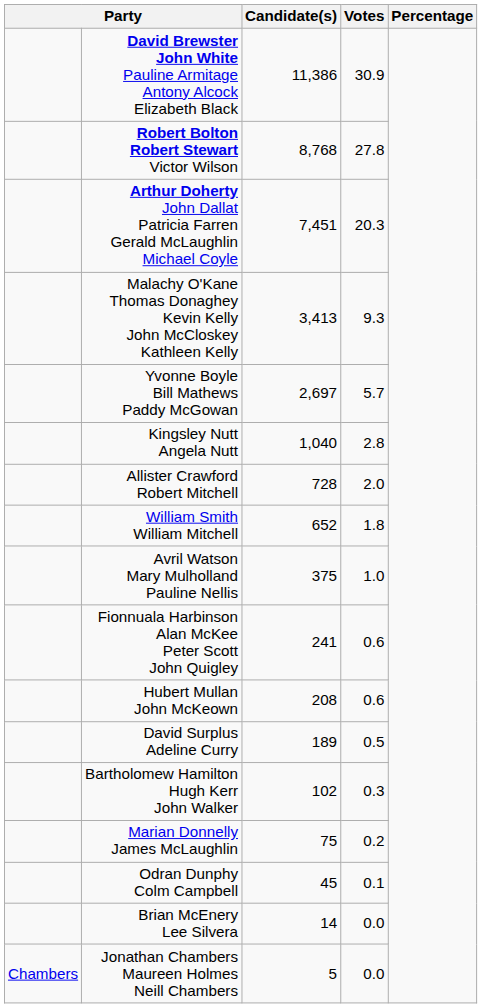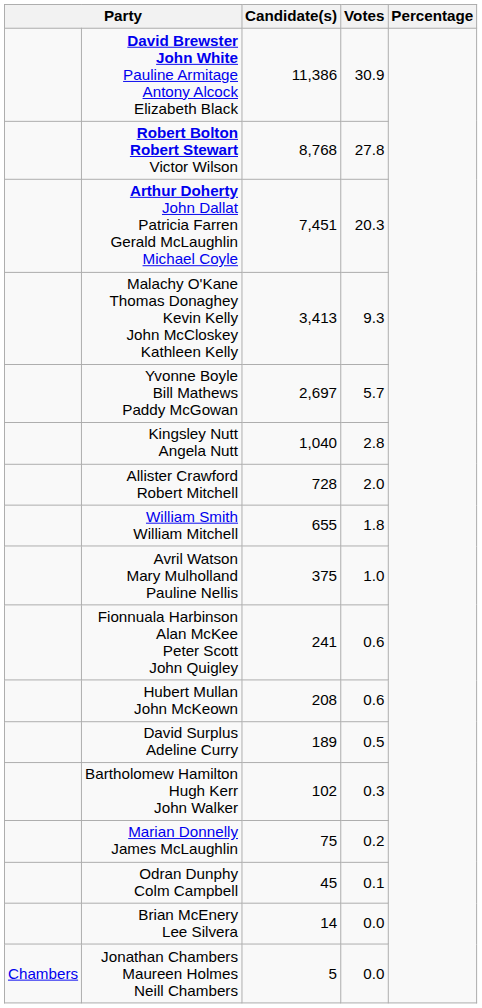(324, 525) 652 -> (324, 525) 655
